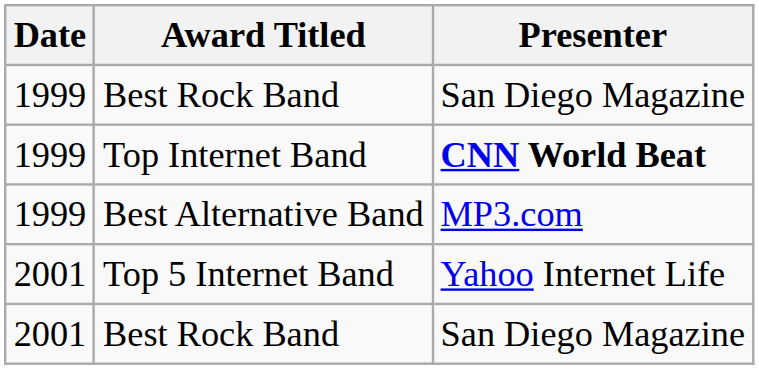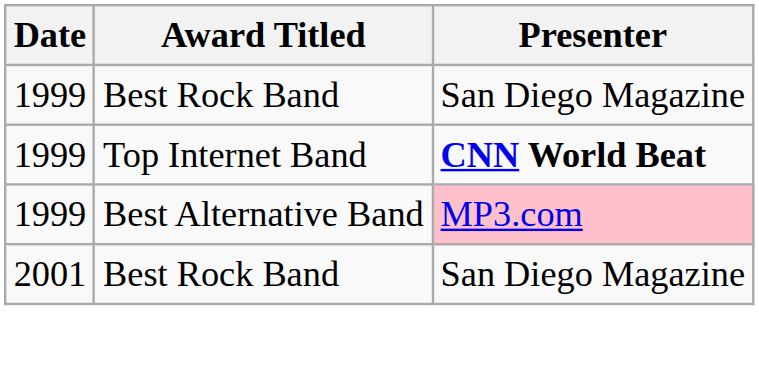(512, 214) no background -> (512, 214) pink background
- row: (50, 274)
